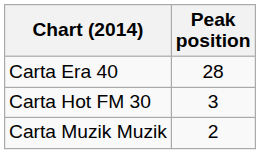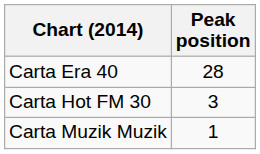(213, 132) 2 -> (213, 132) 1
